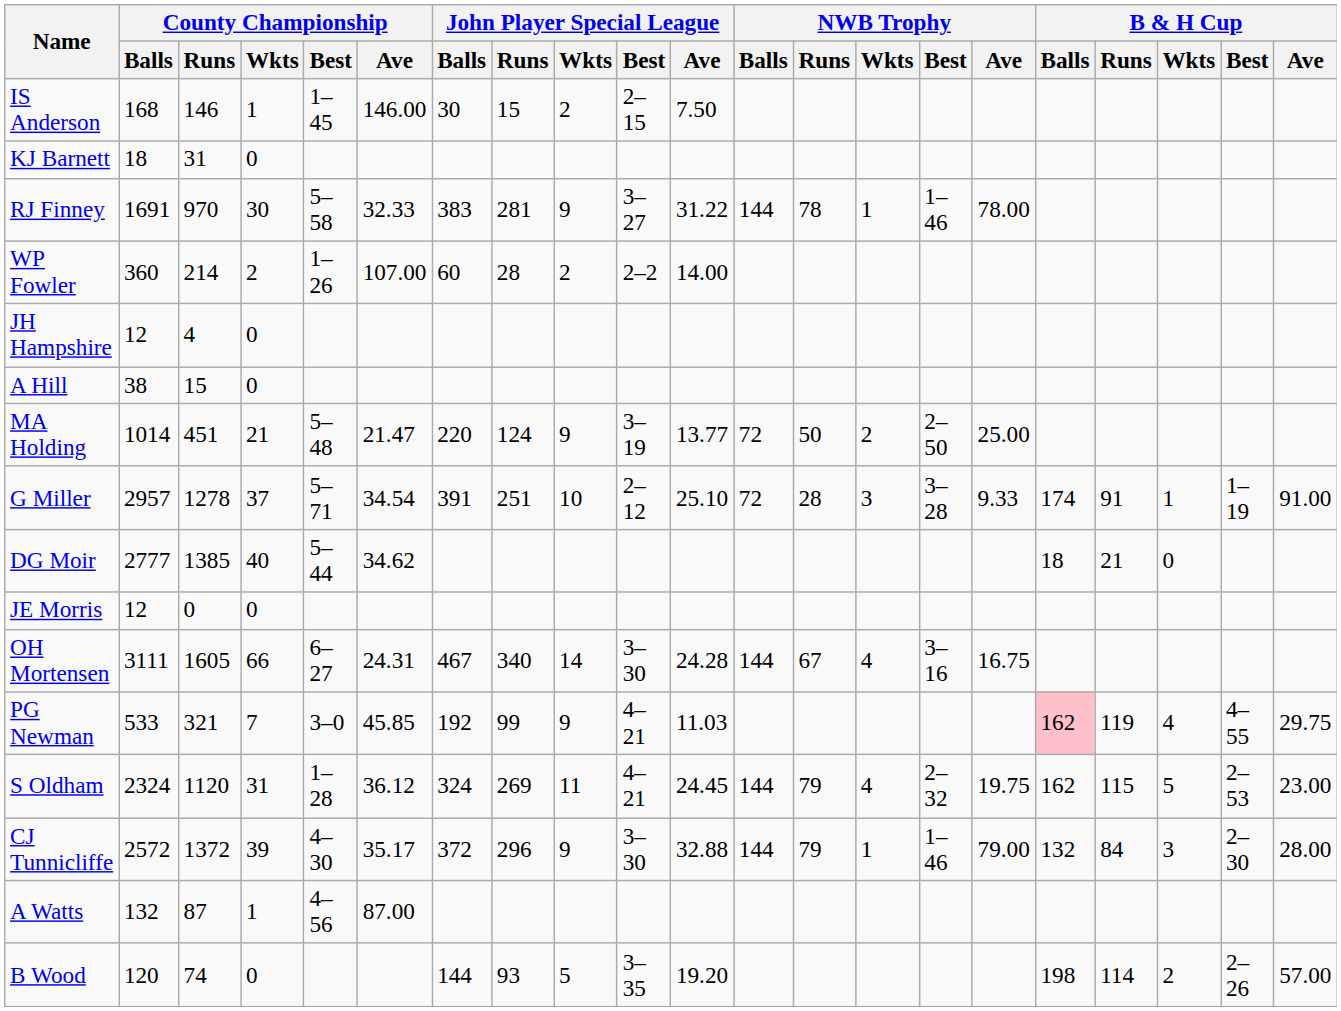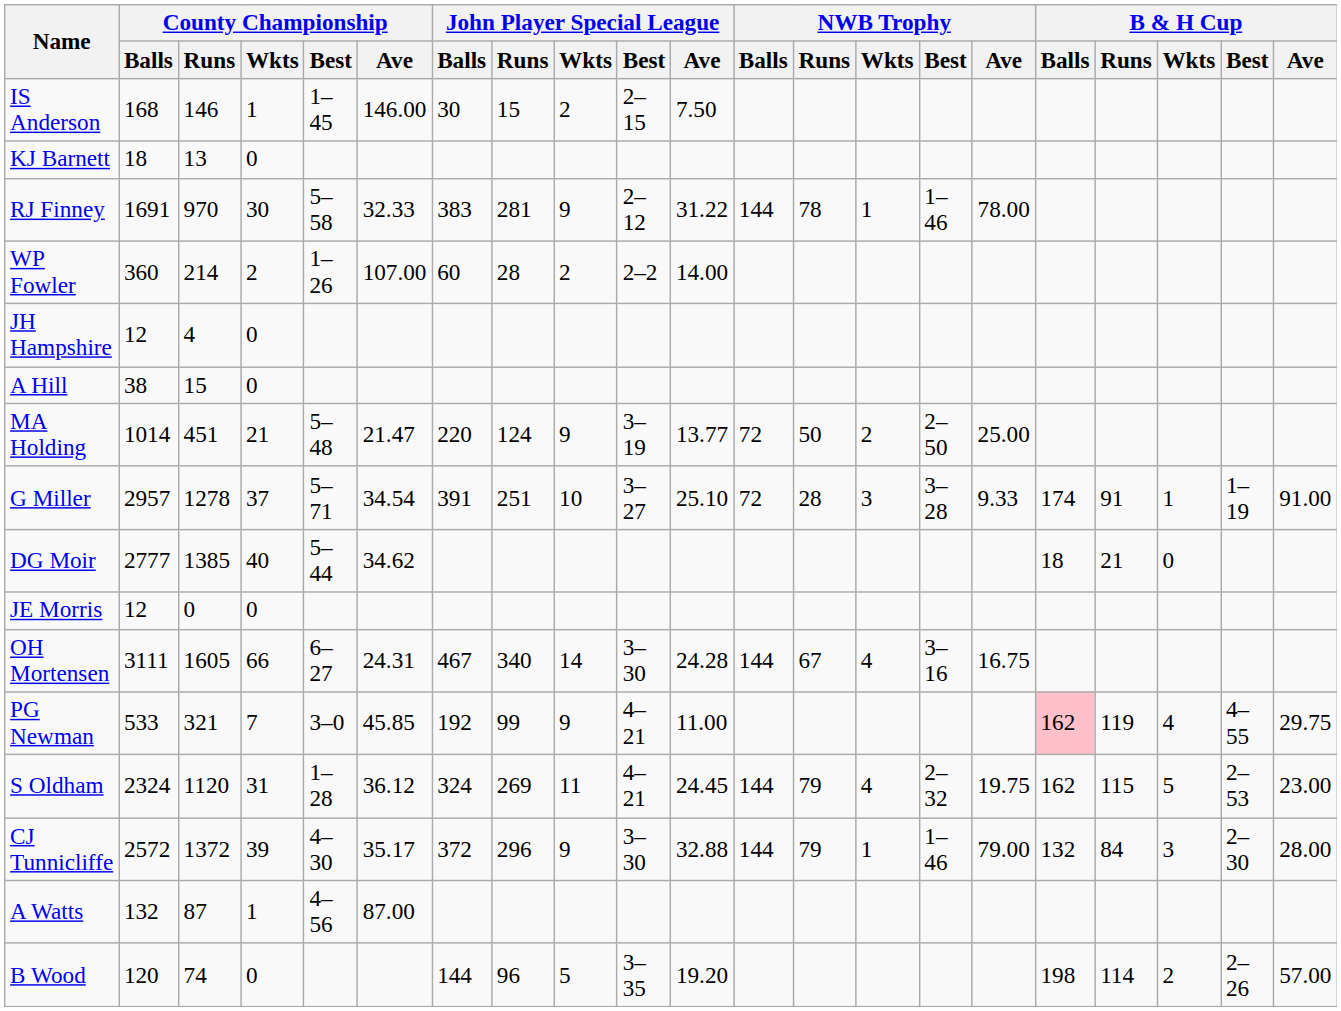(195, 159) 31 -> (195, 159) 13
(634, 209) 3–27 -> (634, 209) 2–12
(634, 497) 2–12 -> (634, 497) 3–27
(702, 723) 11.03 -> (702, 723) 11.00
(508, 974) 93 -> (508, 974) 96
